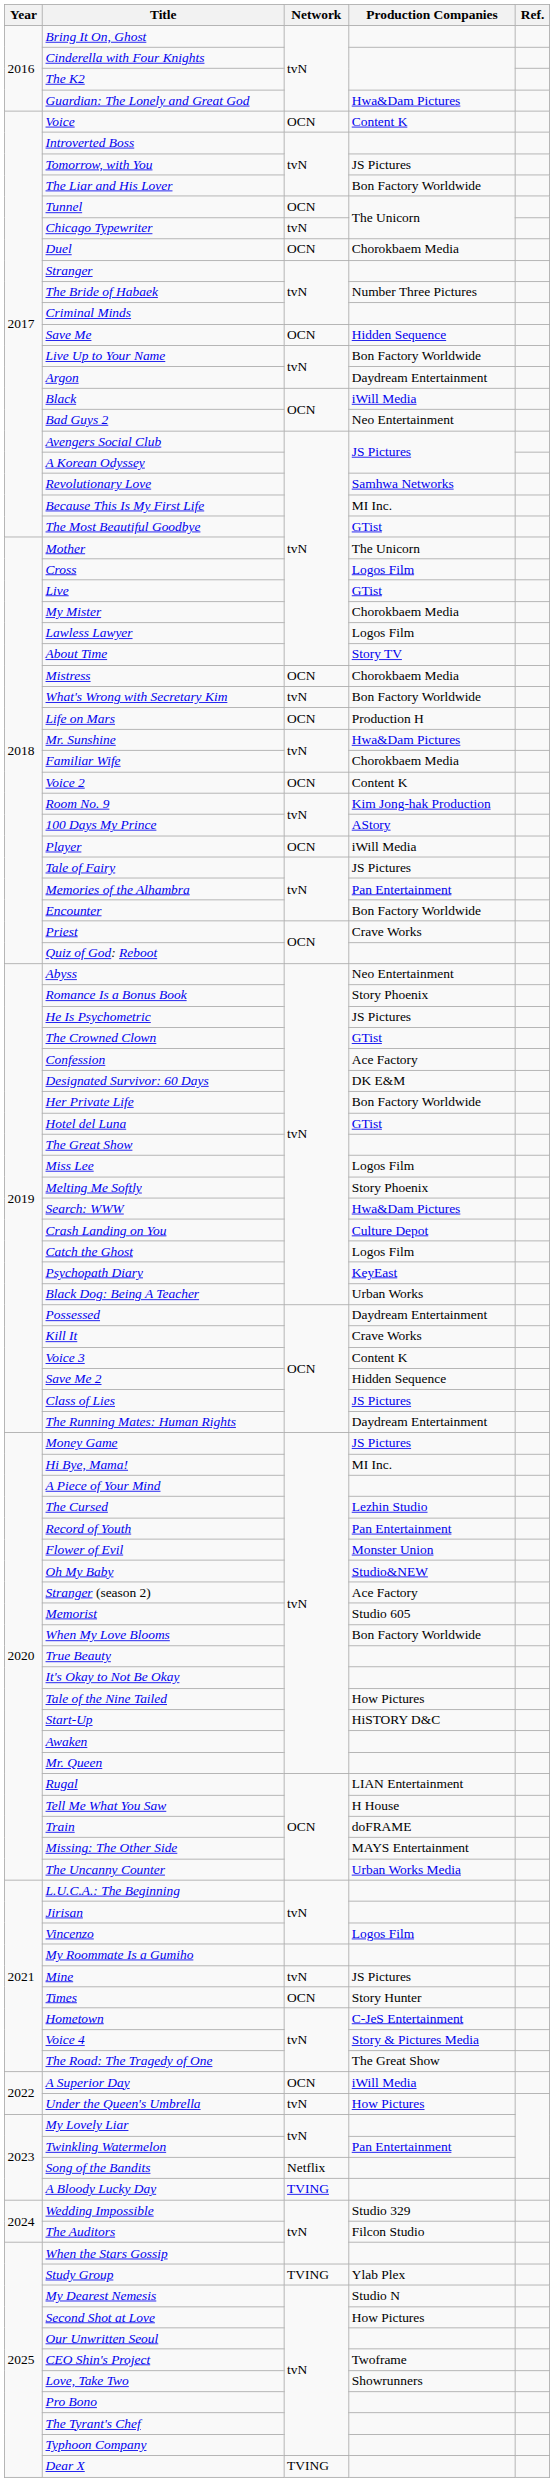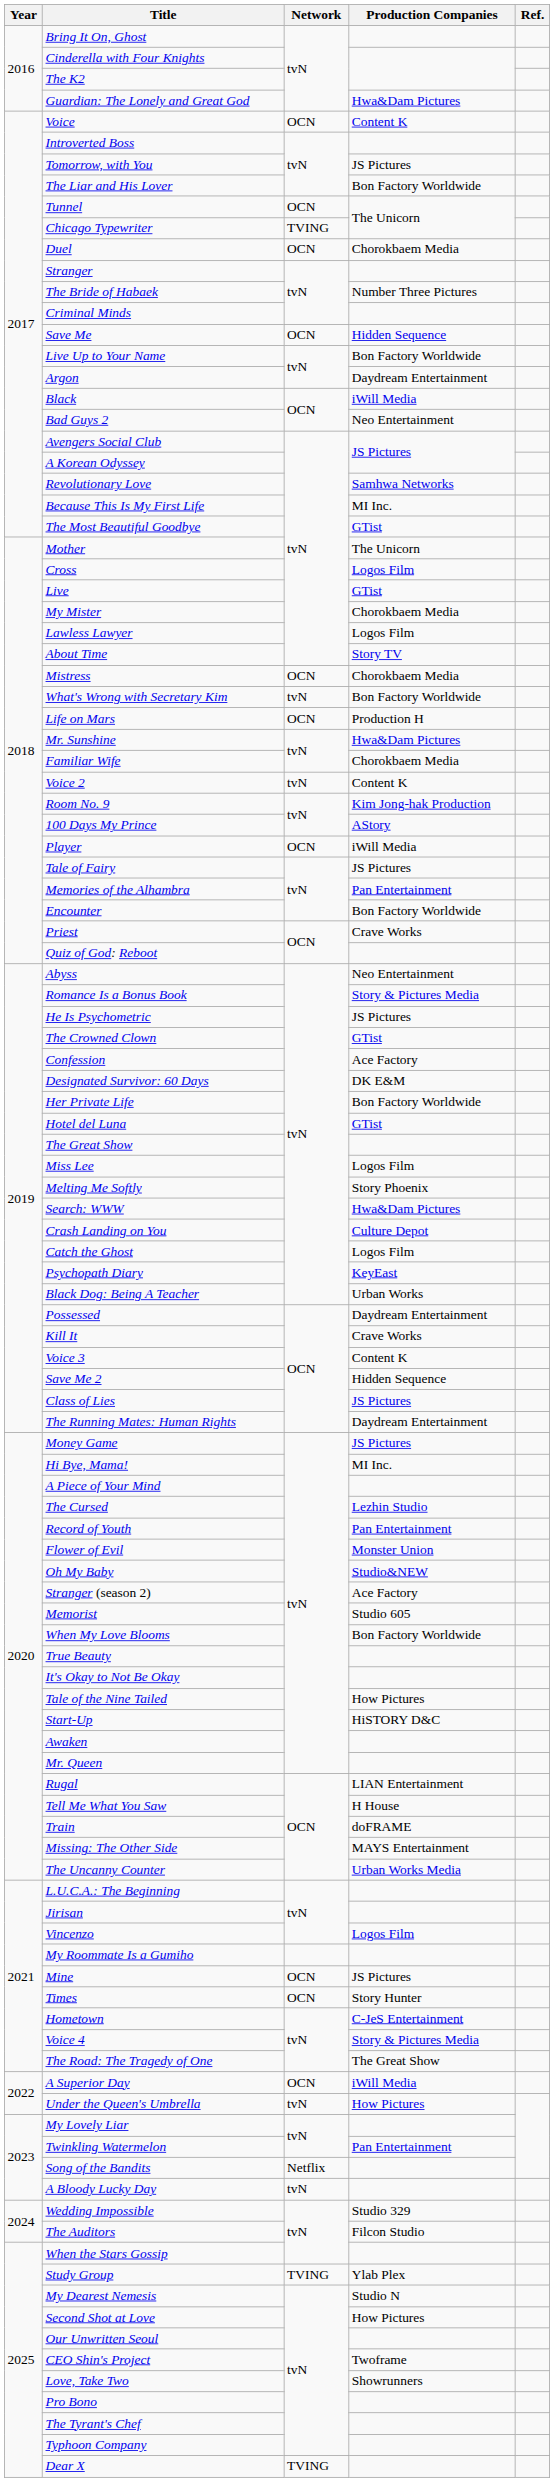(297, 228) tvN -> (308, 228) TVING
(301, 782) OCN -> (297, 782) tvN
(390, 995) Story Phoenix -> (415, 995) Story & Pictures Media
(297, 1976) tvN -> (301, 1976) OCN
(308, 2189) TVING -> (297, 2189) tvN
